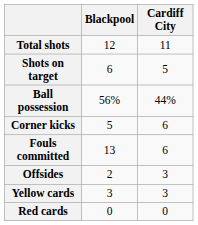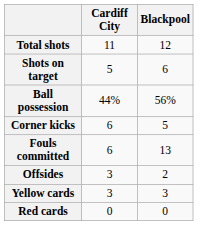columns swapped: (110, 20) <-> (165, 20)
